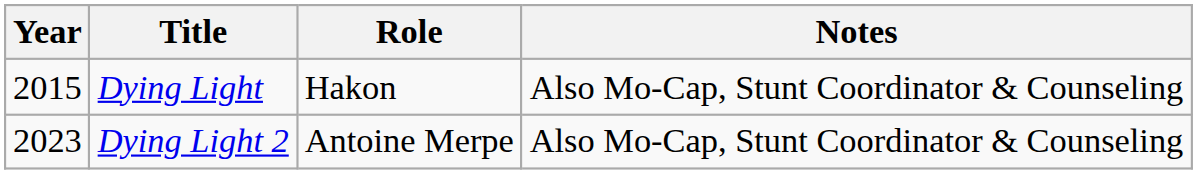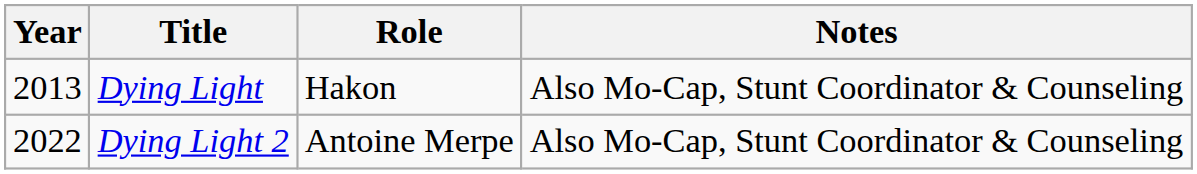(47, 86) 2015 -> (47, 86) 2013
(47, 140) 2023 -> (47, 140) 2022
